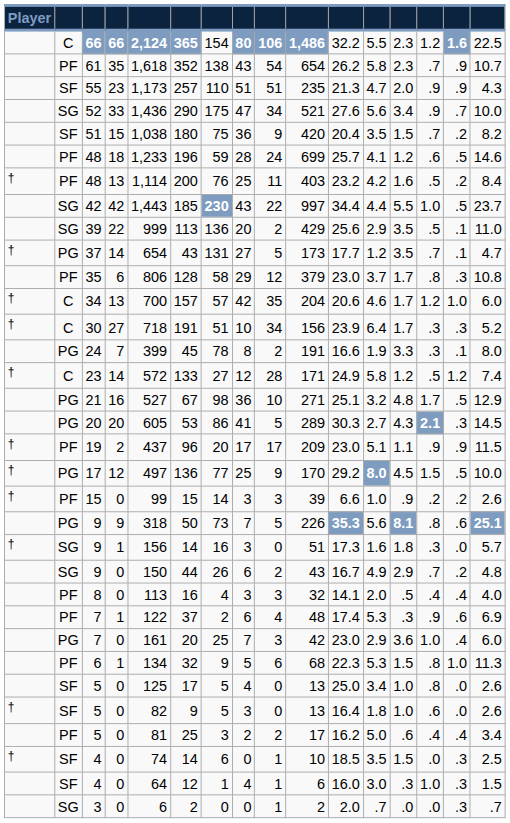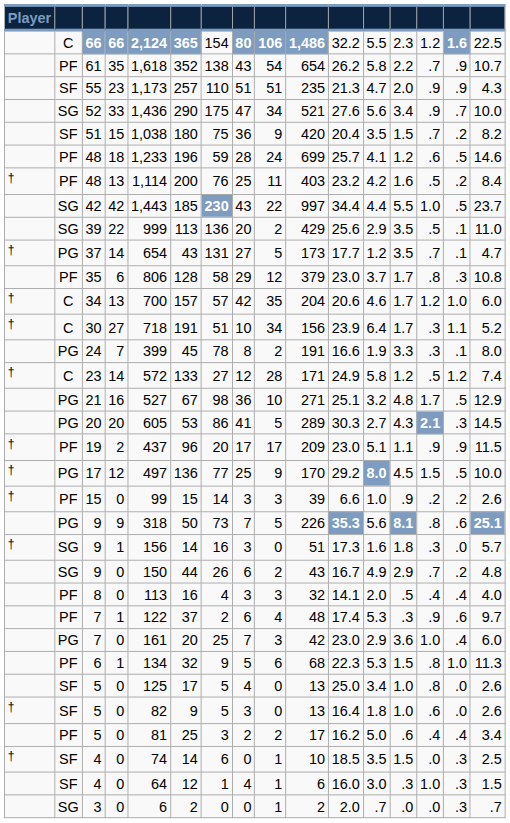(403, 66) 2.3 -> (403, 66) 2.2
(461, 327) .3 -> (457, 327) 1.1
(492, 618) 6.9 -> (492, 618) 9.7
